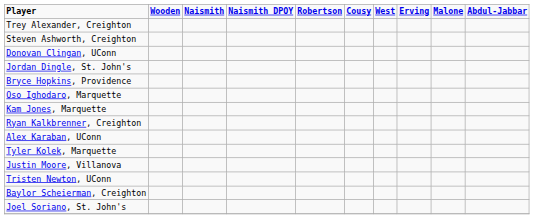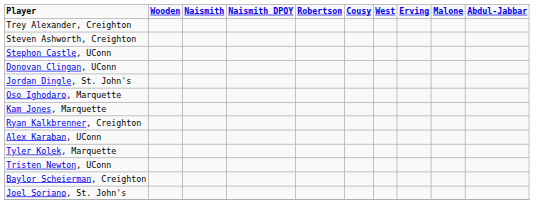+ row: (59, 53)
- row: (69, 81)
- row: (64, 165)
